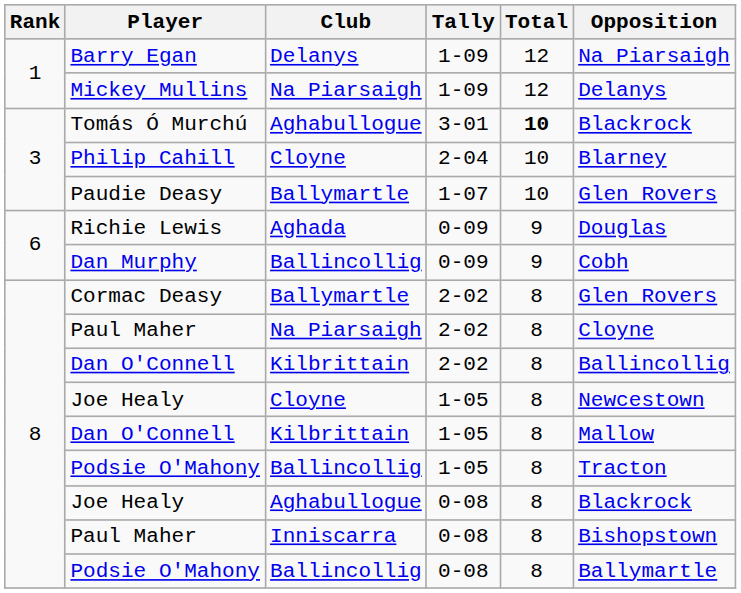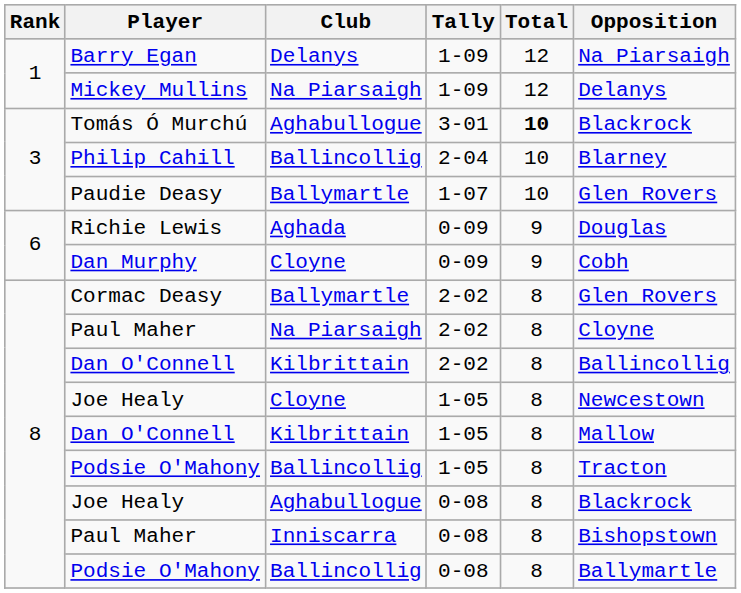(308, 159) Cloyne -> (346, 159) Ballincollig
(346, 262) Ballincollig -> (308, 262) Cloyne
